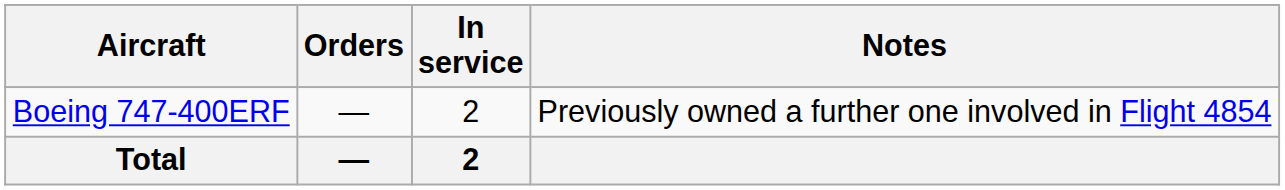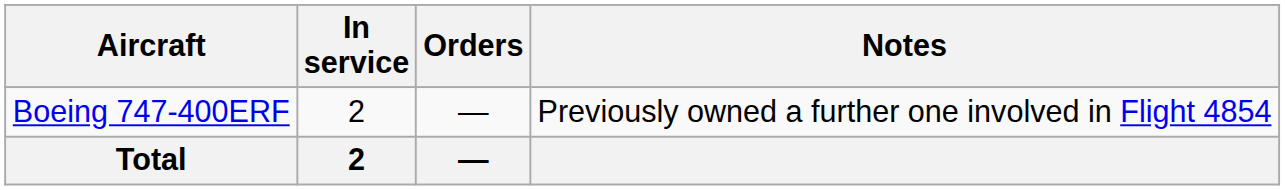columns swapped: (471, 45) <-> (354, 45)
